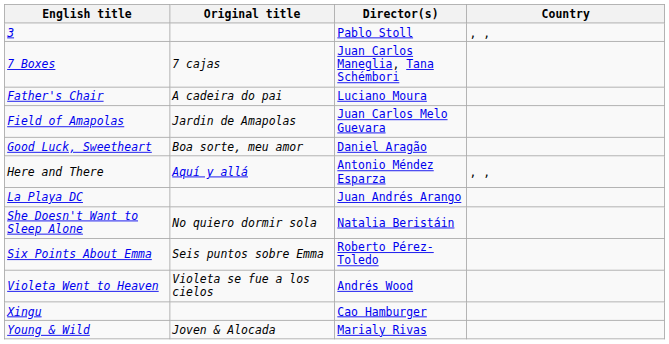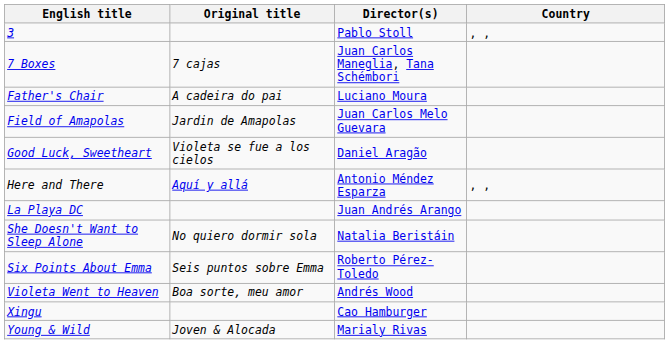(238, 147) Boa sorte, meu amor -> (241, 153) Violeta se fue a los cielos
(241, 286) Violeta se fue a los cielos -> (238, 293) Boa sorte, meu amor
